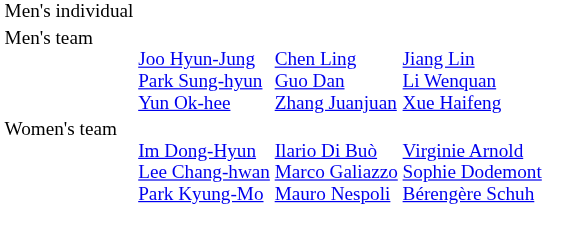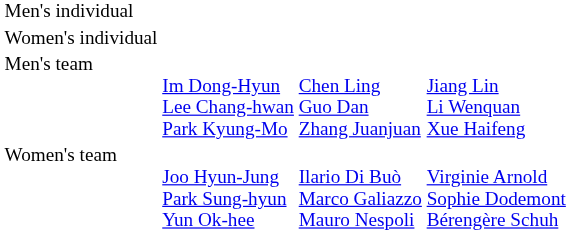+ row: (81, 37)
(200, 80) Joo Hyun-Jung Park Sung-hyun Yun Ok-hee -> (228, 107) Im Dong-Hyun Lee Chang-hwan Park Kyung-Mo
(204, 172) Im Dong-Hyun Lee Chang-hwan Park Kyung-Mo -> (224, 198) Joo Hyun-Jung Park Sung-hyun Yun Ok-hee
